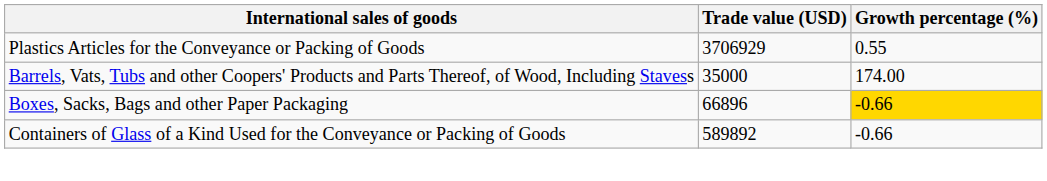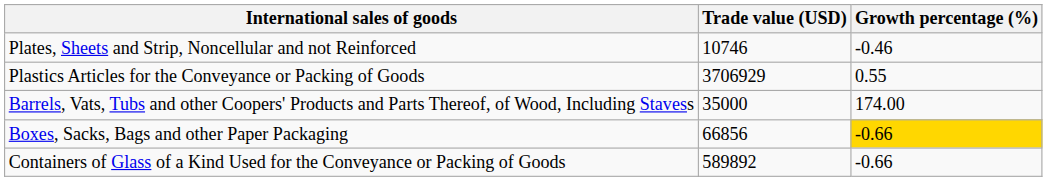+ row: (212, 47)
(725, 104) 66896 -> (725, 133) 66856
